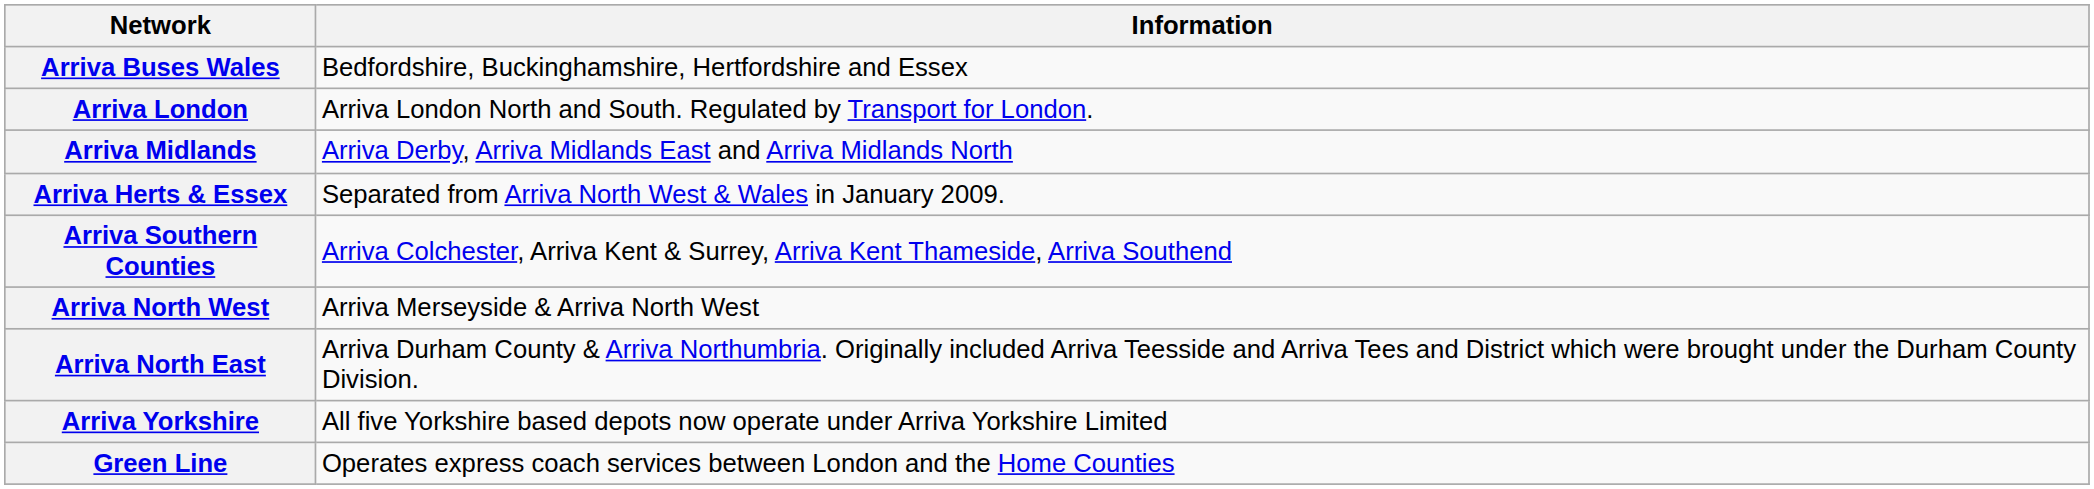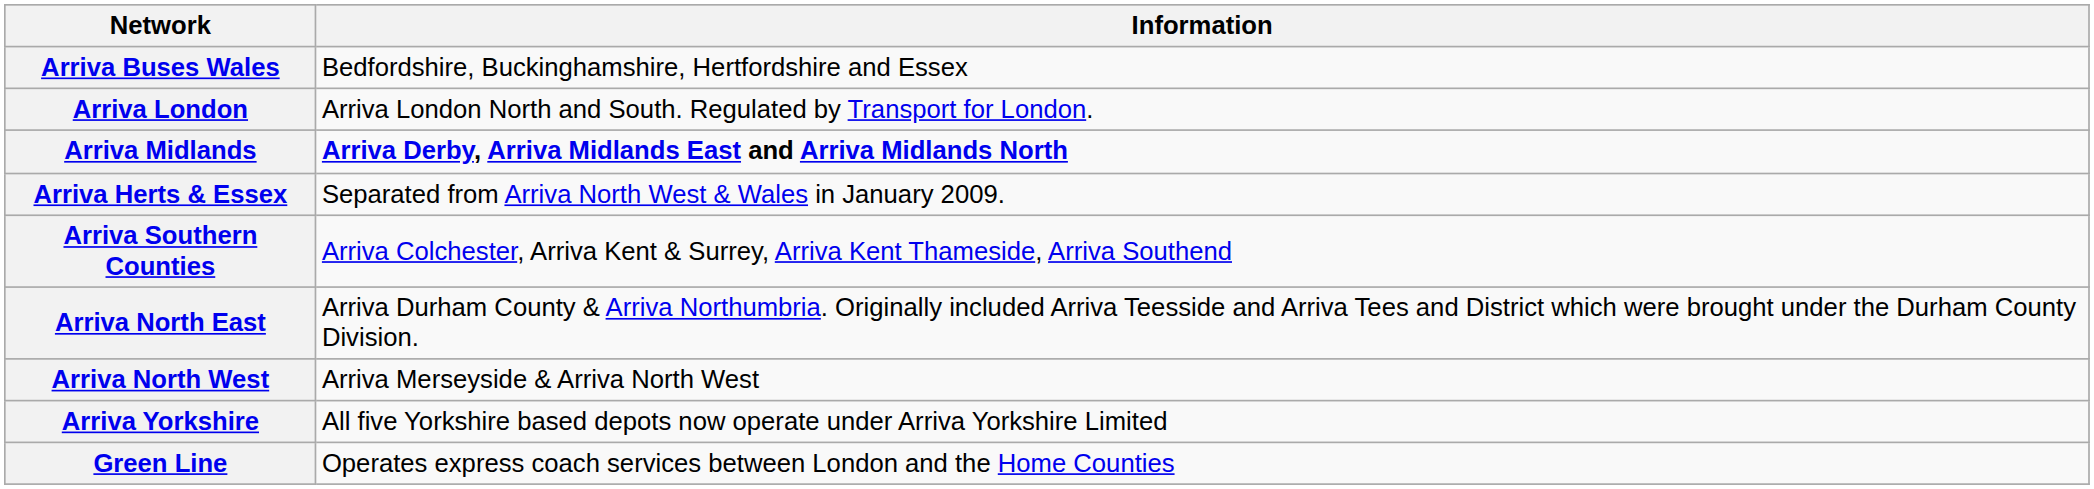(667, 151) normal -> (695, 151) bold
rows swapped: (160, 364) <-> (160, 307)
